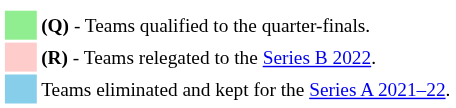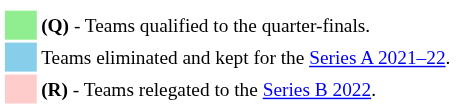rows swapped: (246, 90) <-> (209, 58)
